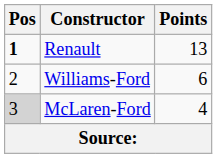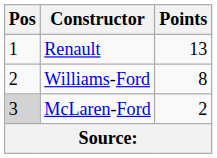(13, 49) bold -> (13, 49) normal
(203, 79) 6 -> (203, 79) 8
(203, 109) 4 -> (203, 109) 2
